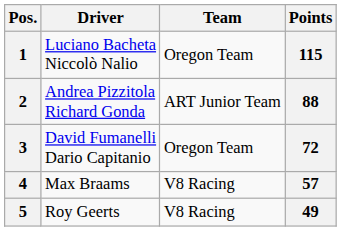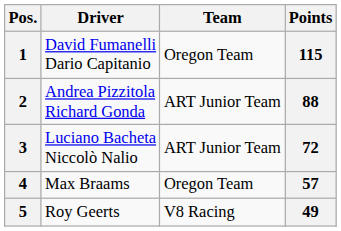(101, 54) Luciano Bacheta Niccolò Nalio -> (101, 54) David Fumanelli Dario Capitanio
(101, 147) David Fumanelli Dario Capitanio -> (101, 147) Luciano Bacheta Niccolò Nalio
(209, 147) Oregon Team -> (222, 147) ART Junior Team
(199, 184) V8 Racing -> (209, 184) Oregon Team
